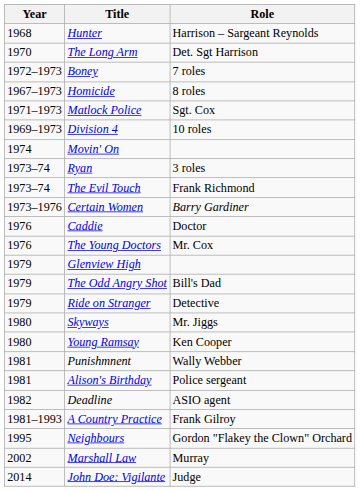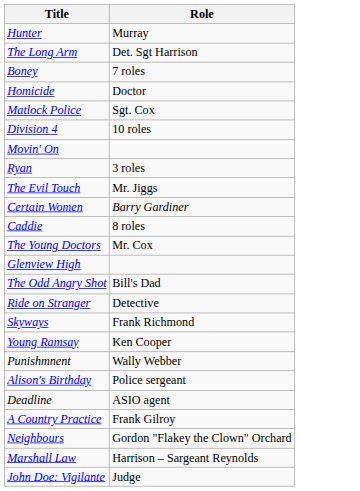- column: (35, 14)
(246, 33) Harrison – Sargeant Reynolds -> (130, 33) Murray
(189, 91) 8 roles -> (129, 91) Doctor
(214, 187) Frank Richmond -> (135, 187) Mr. Jiggs
(189, 226) Doctor -> (129, 226) 8 roles
(195, 322) Mr. Jiggs -> (153, 322) Frank Richmond
(191, 457) Murray -> (185, 457) Harrison – Sargeant Reynolds
